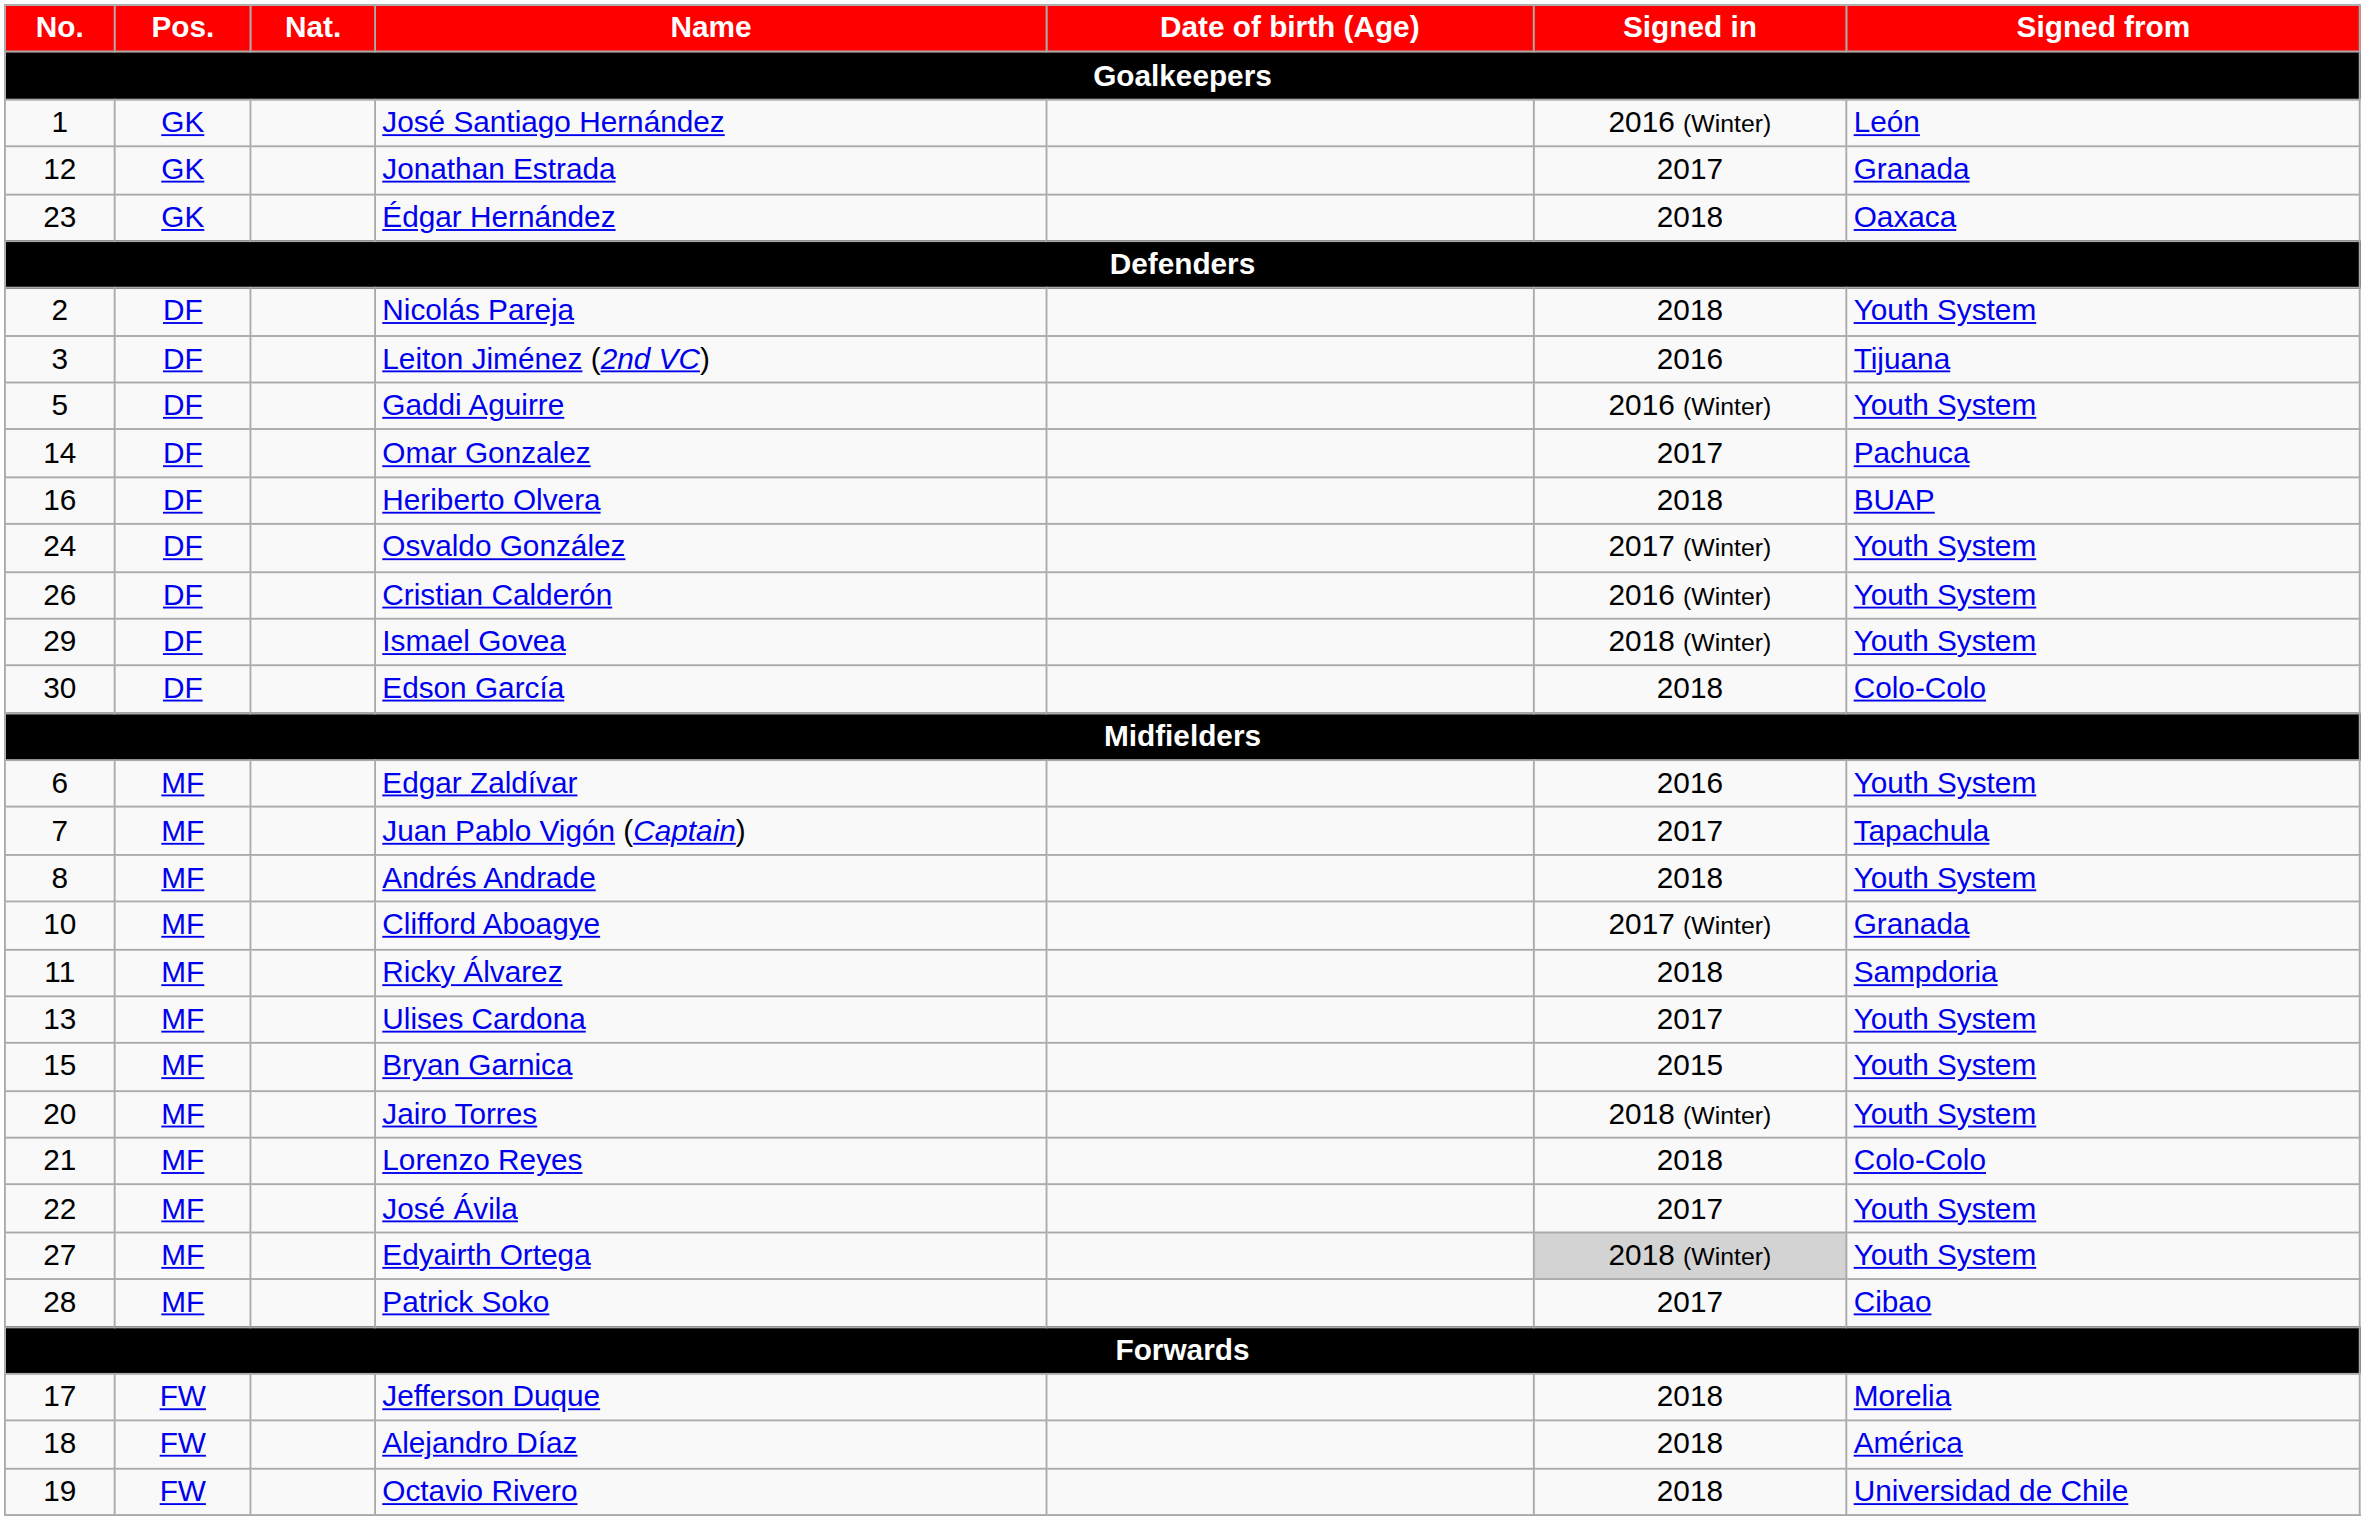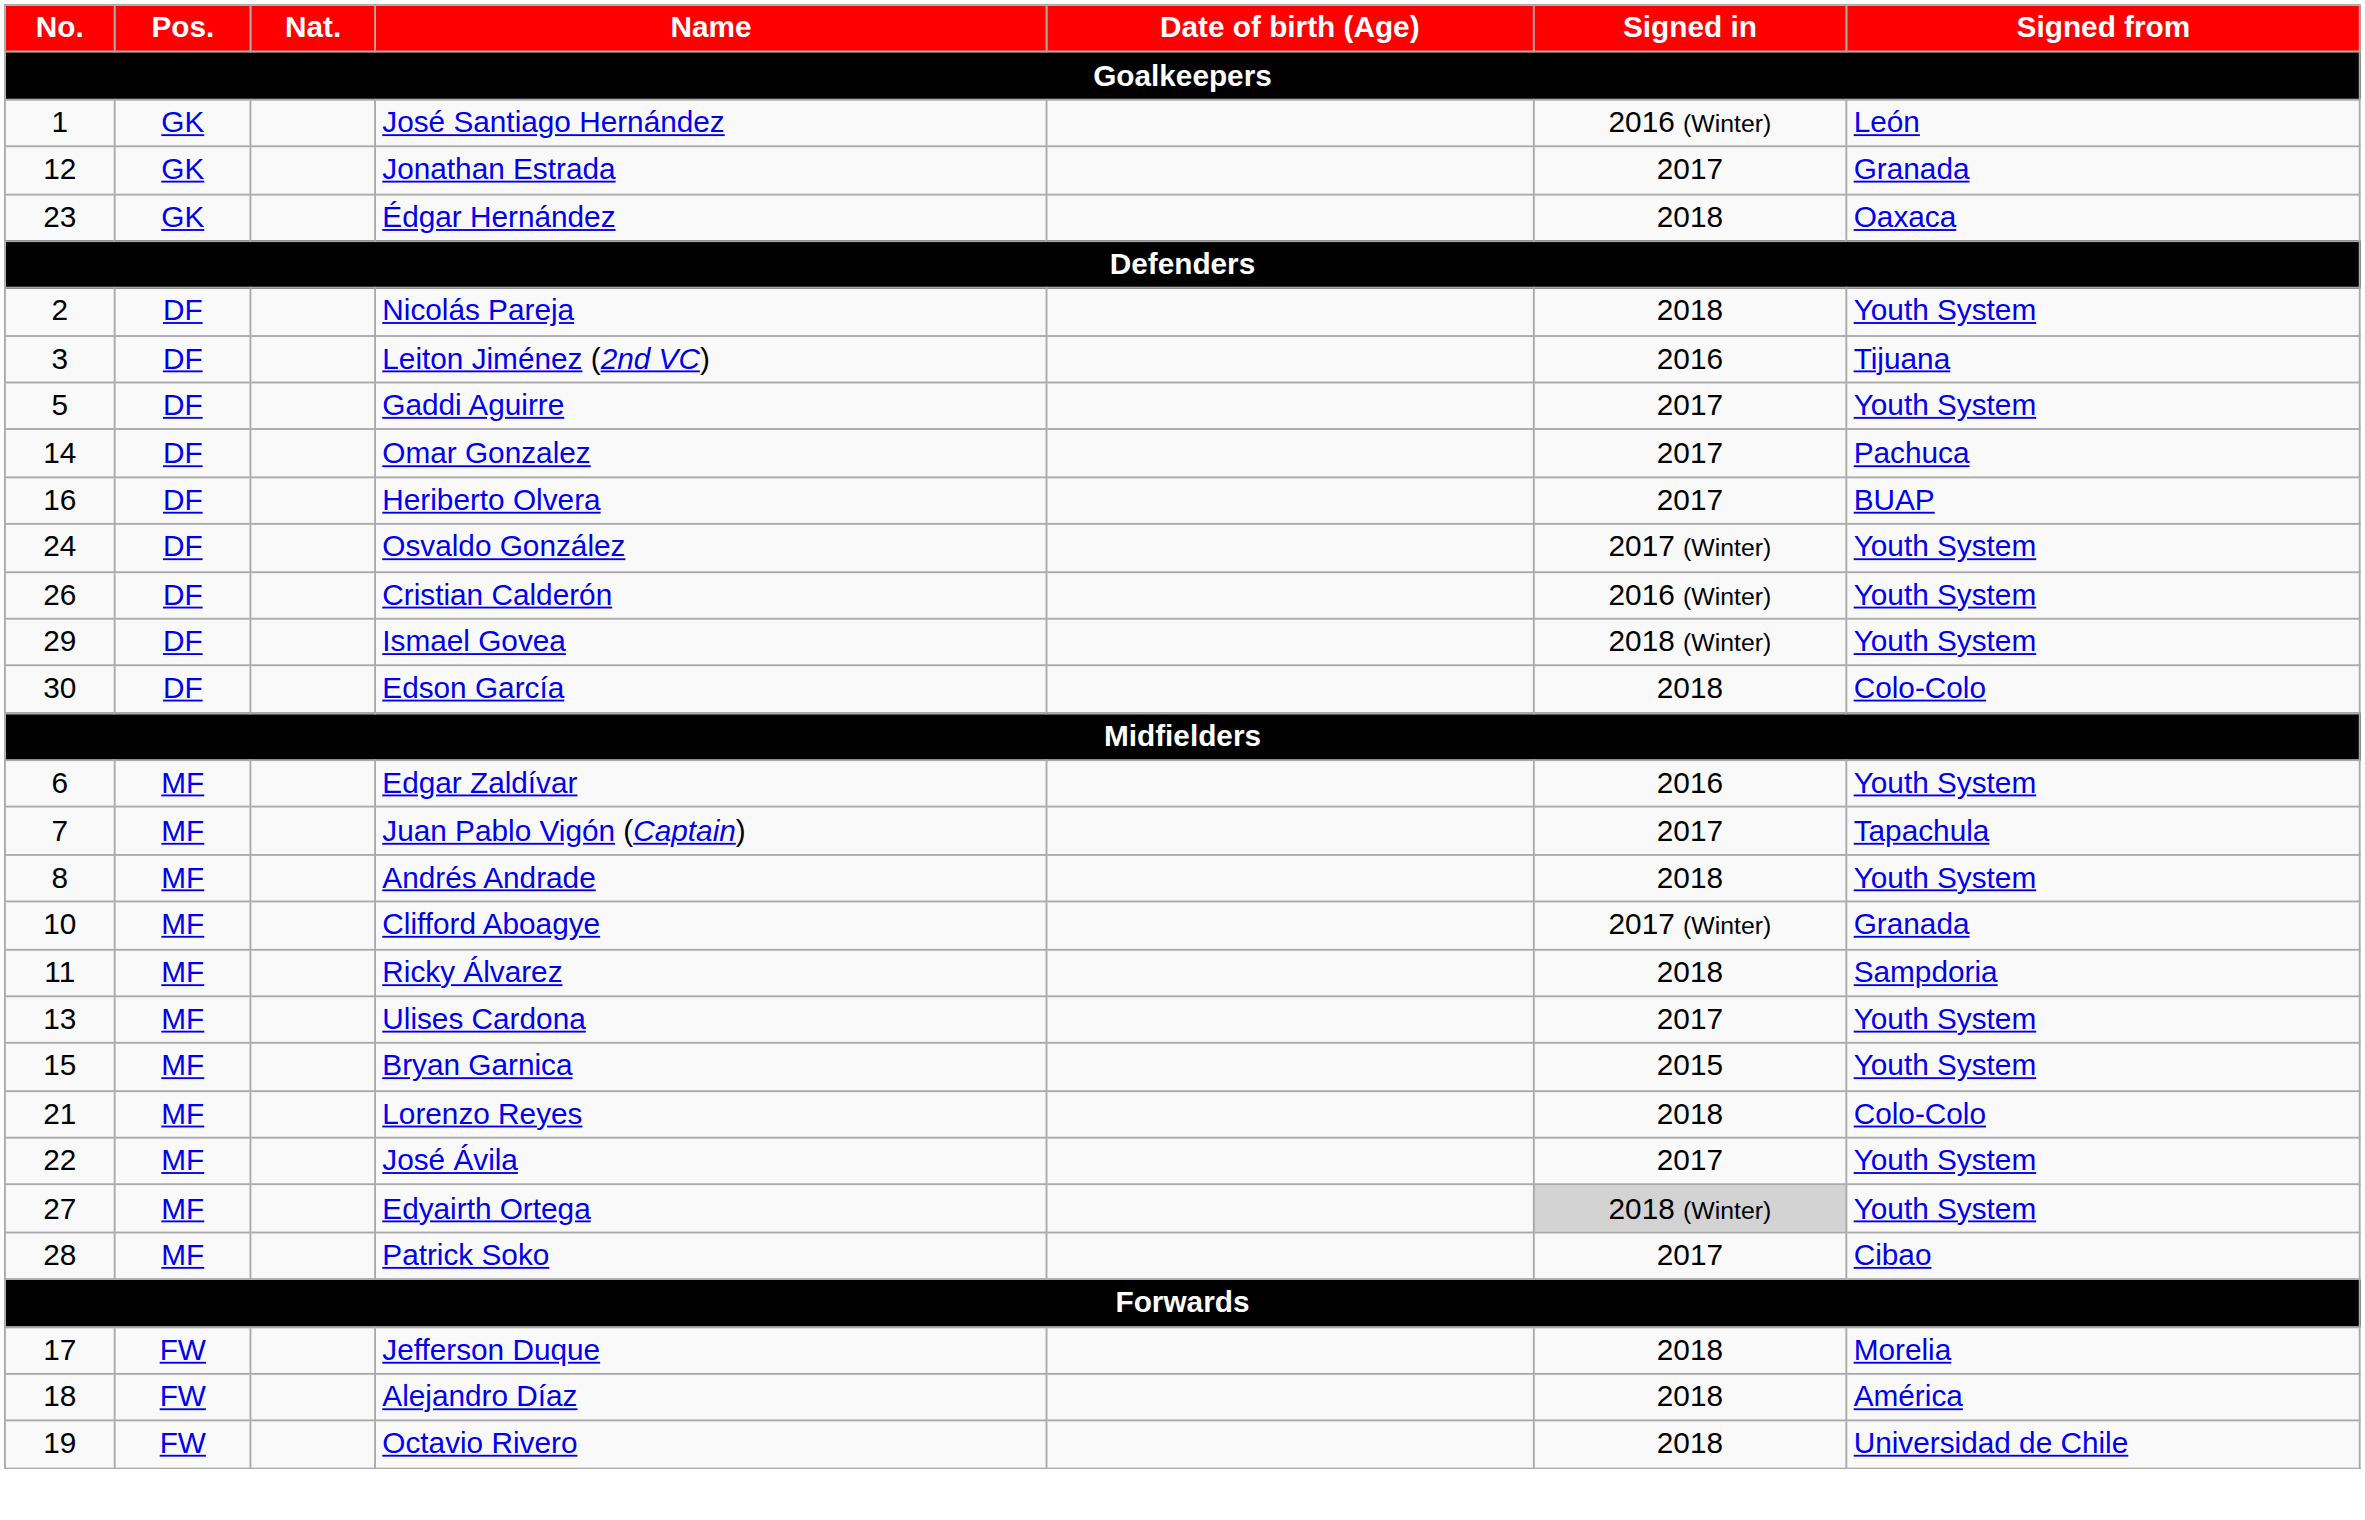(1690, 405) 2016 (Winter) -> (1690, 405) 2017
(1690, 500) 2018 -> (1690, 500) 2017
- row: (460, 1113)
